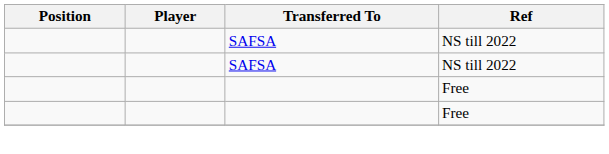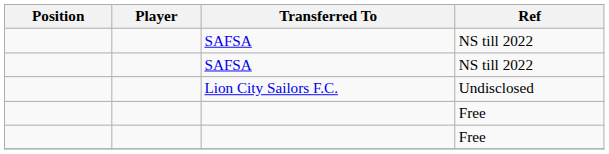+ row: (271, 88)
